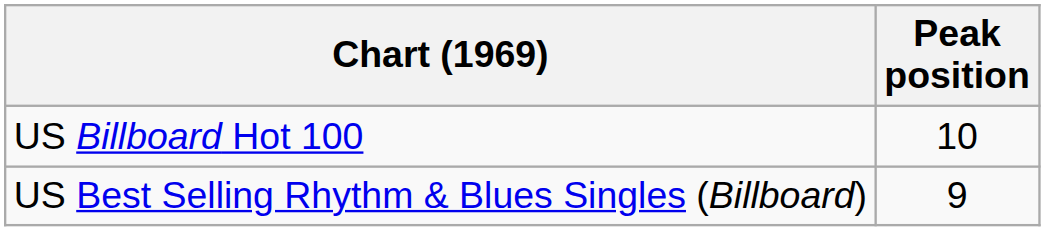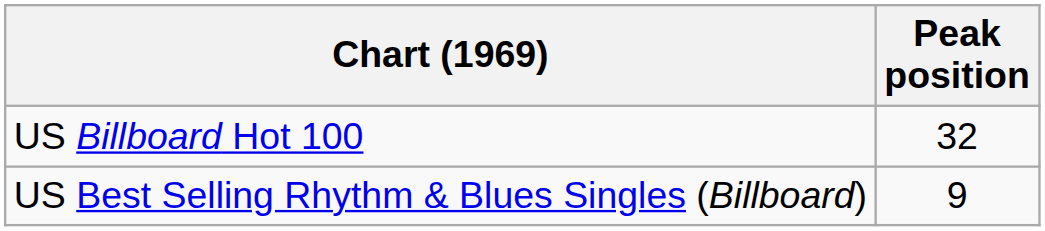(957, 135) 10 -> (957, 135) 32
